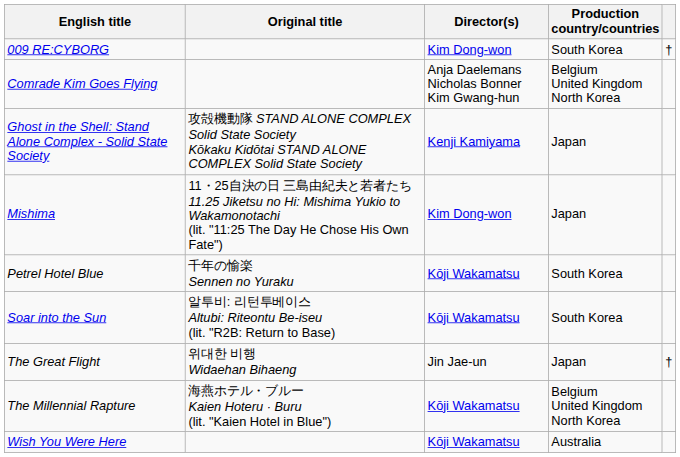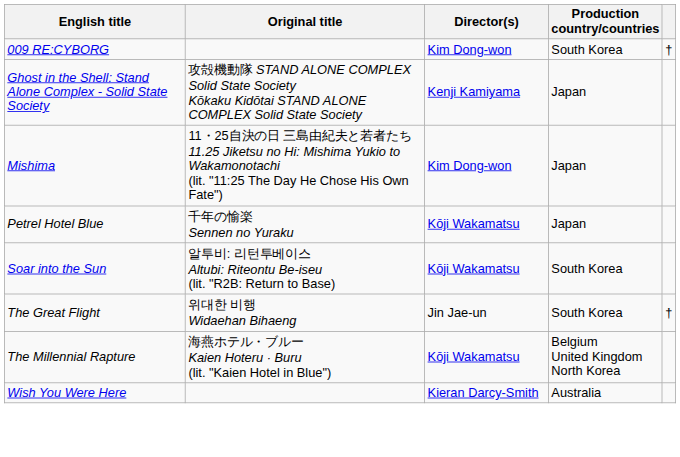- row: (82, 84)
(587, 273) South Korea -> (569, 224) Japan
(569, 361) Japan -> (587, 312) South Korea
(474, 442) Kōji Wakamatsu -> (483, 393) Kieran Darcy-Smith
